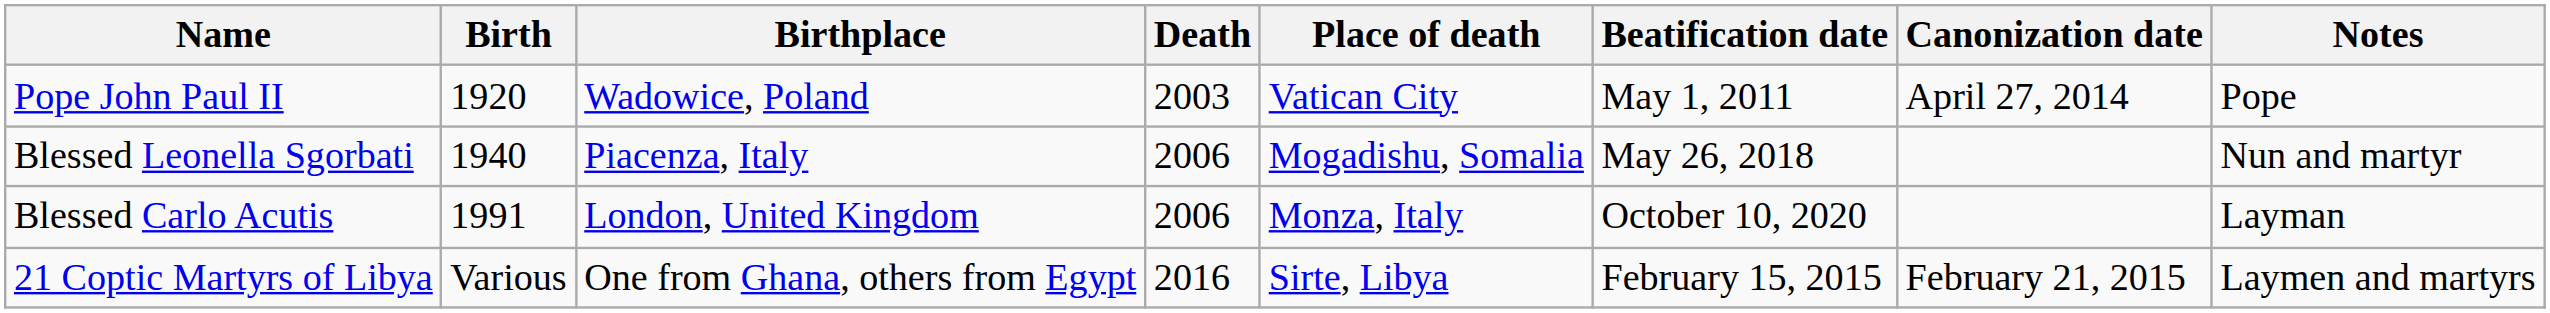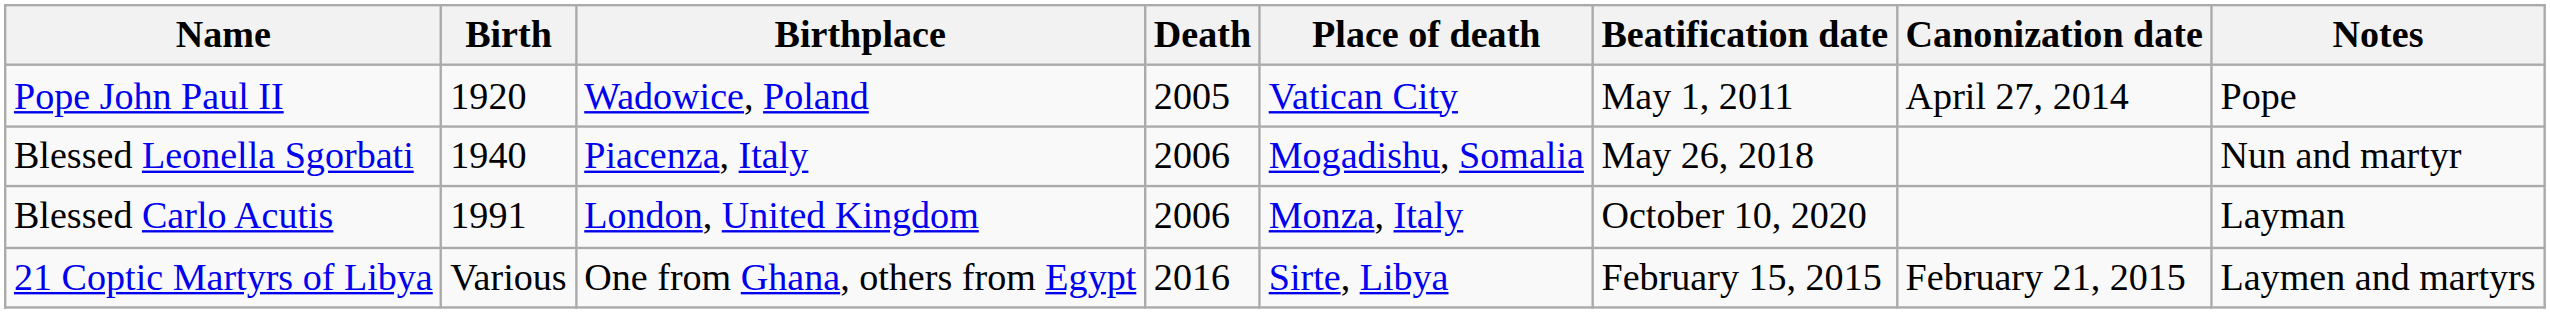(1192, 95) 2003 -> (1192, 95) 2005
